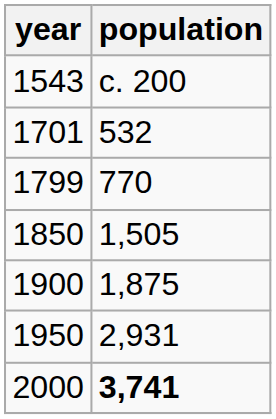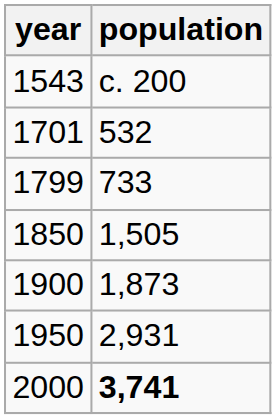(126, 183) 770 -> (126, 183) 733
(139, 285) 1,875 -> (139, 285) 1,873
